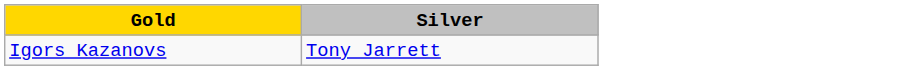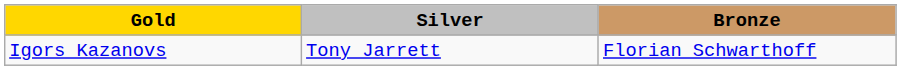+ column: (747, 20)
